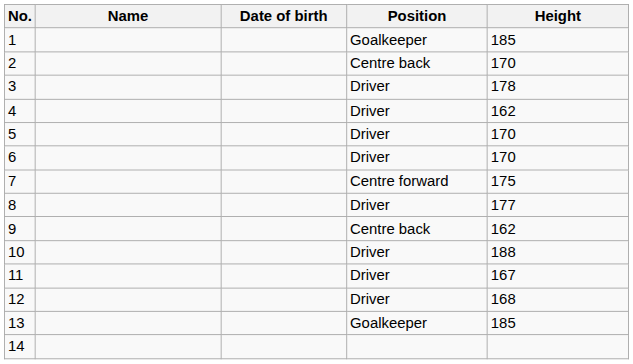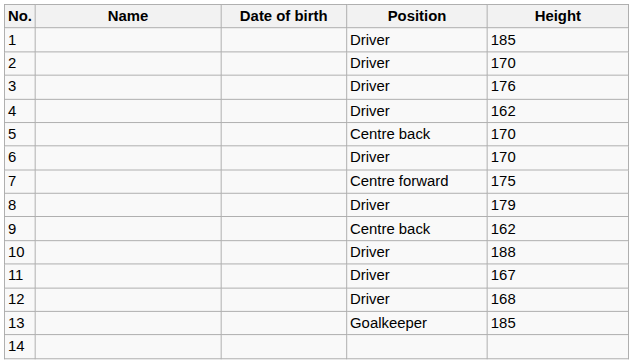(389, 39) Goalkeeper -> (370, 39) Driver
(390, 63) Centre back -> (370, 63) Driver
(503, 87) 178 -> (503, 87) 176
(370, 134) Driver -> (390, 134) Centre back
(503, 205) 177 -> (503, 205) 179
